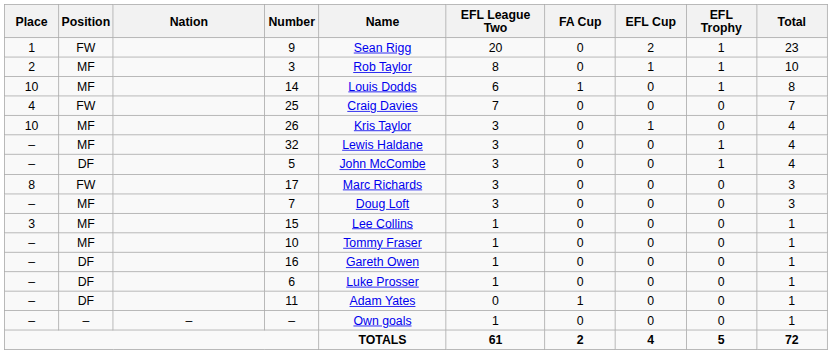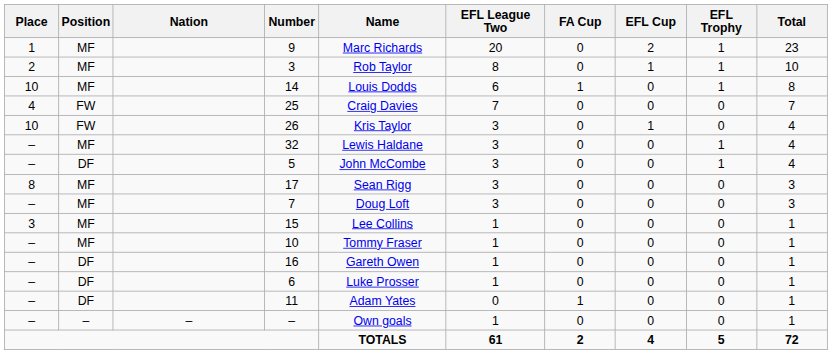(86, 48) FW -> (86, 48) MF
(382, 48) Sean Rigg -> (382, 48) Marc Richards
(86, 126) MF -> (86, 126) FW
(86, 184) FW -> (86, 184) MF
(382, 184) Marc Richards -> (382, 184) Sean Rigg
